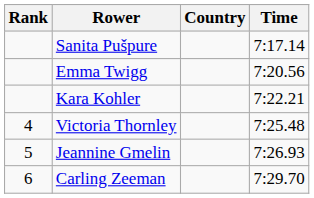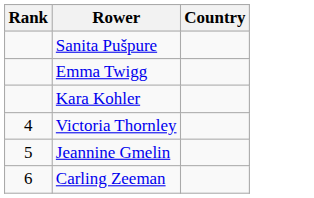- column: (279, 17)
